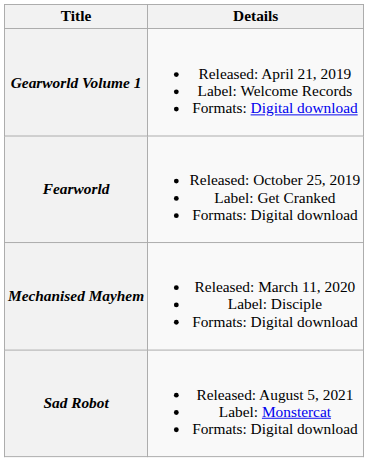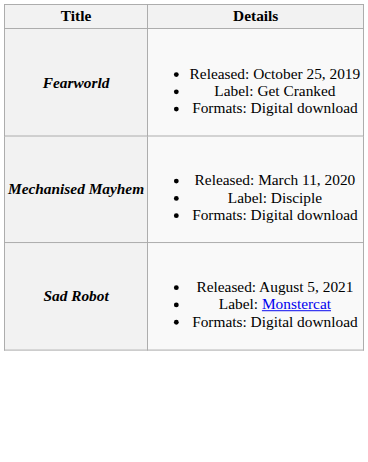- row: (76, 82)
